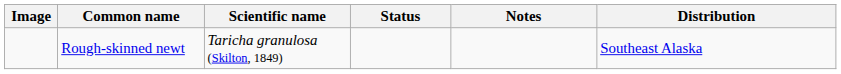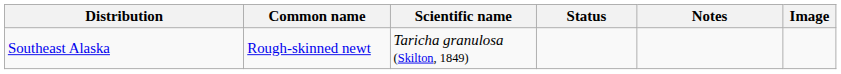columns swapped: (31, 16) <-> (716, 16)
